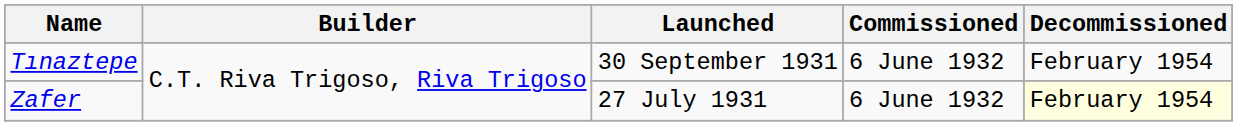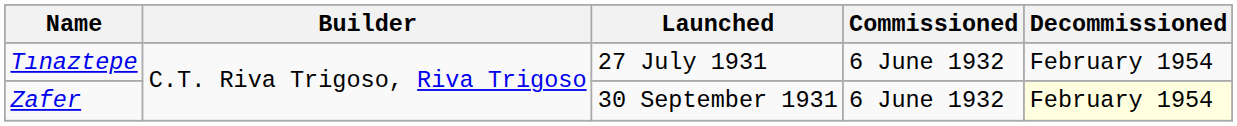(718, 62) 30 September 1931 -> (682, 62) 27 July 1931
(682, 101) 27 July 1931 -> (718, 101) 30 September 1931
